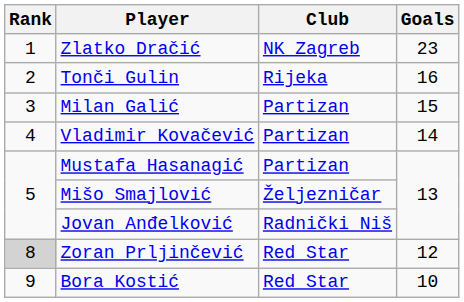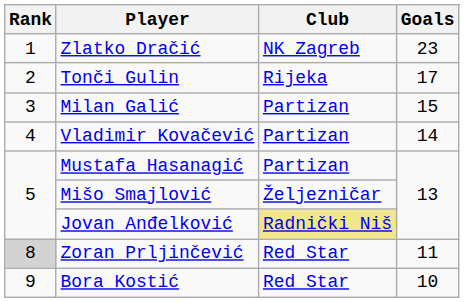(428, 78) 16 -> (428, 78) 17
(328, 224) no background -> (328, 224) khaki background
(428, 253) 12 -> (428, 253) 11
